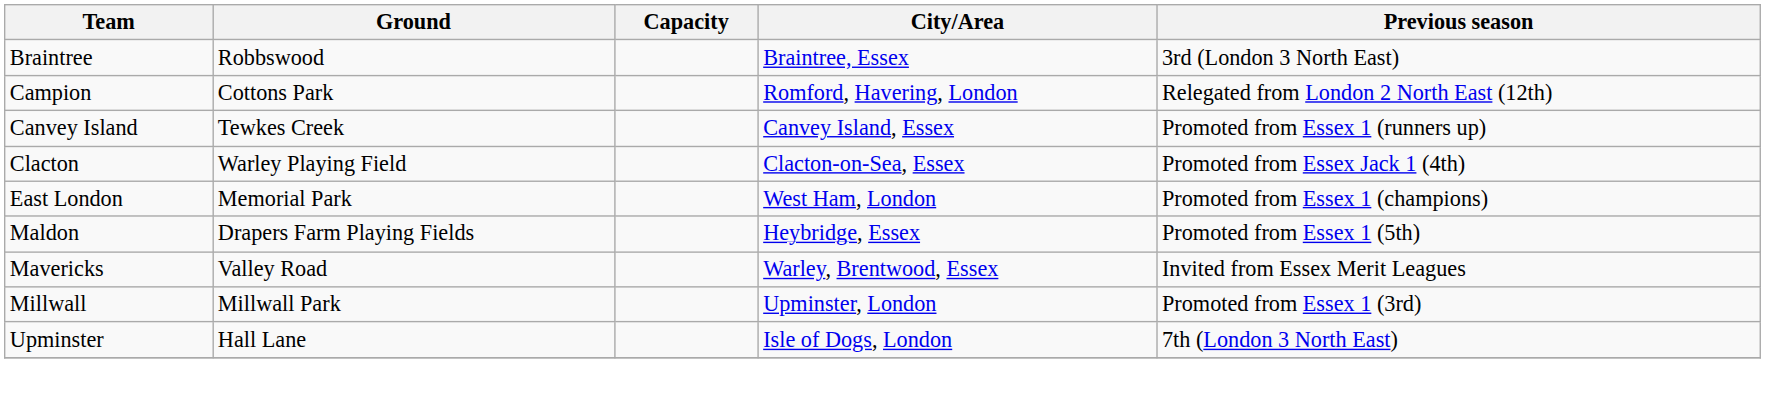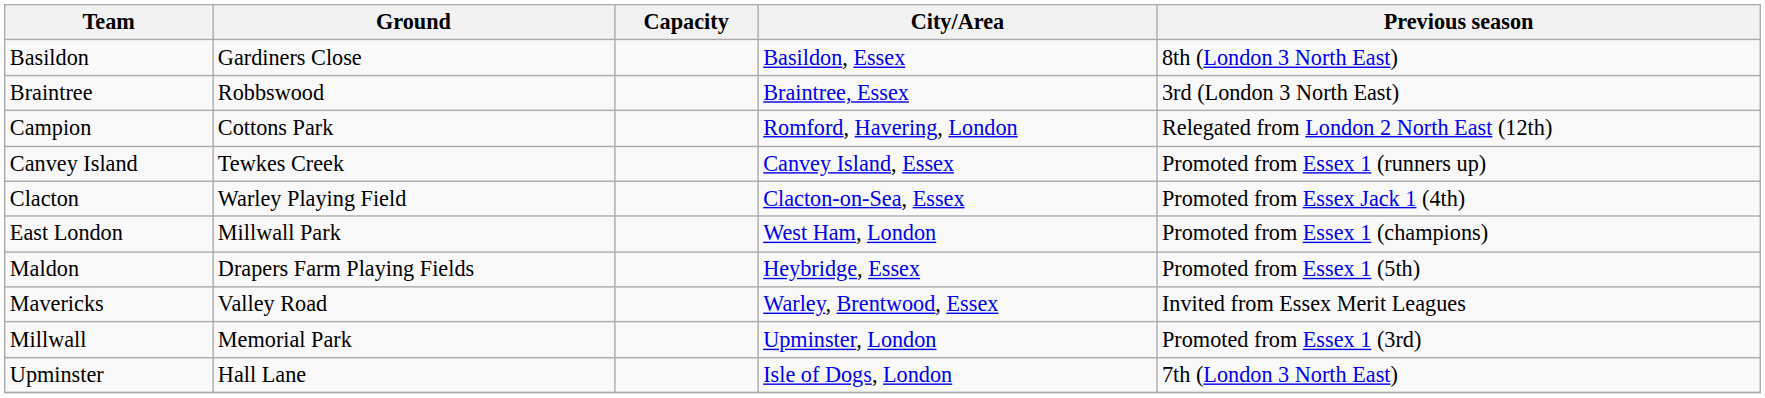+ row: (49, 57)
(285, 198) Memorial Park -> (279, 233) Millwall Park
(279, 304) Millwall Park -> (285, 339) Memorial Park
